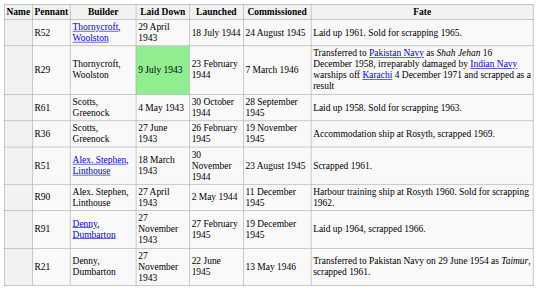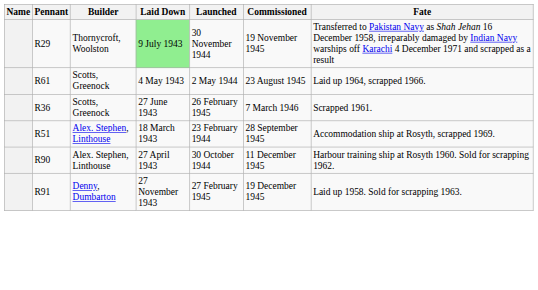- row: (42, 32)
(215, 69) 23 February 1944 -> (212, 43) 30 November 1944
(272, 69) 7 March 1946 -> (271, 43) 19 November 1945
(213, 107) 30 October 1944 -> (215, 80) 2 May 1944
(272, 107) 28 September 1945 -> (275, 80) 23 August 1945
(388, 107) Laid up 1958. Sold for scrapping 1963. -> (369, 80) Laid up 1964, scrapped 1966.
(271, 133) 19 November 1945 -> (272, 107) 7 March 1946
(404, 133) Accommodation ship at Rosyth, scrapped 1969. -> (343, 107) Scrapped 1961.
(212, 165) 30 November 1944 -> (215, 133) 23 February 1944
(275, 165) 23 August 1945 -> (272, 133) 28 September 1945
(343, 165) Scrapped 1961. -> (404, 133) Accommodation ship at Rosyth, scrapped 1969.
(215, 197) 2 May 1944 -> (213, 159) 30 October 1944
(369, 229) Laid up 1964, scrapped 1966. -> (388, 191) Laid up 1958. Sold for scrapping 1963.
- row: (42, 266)
